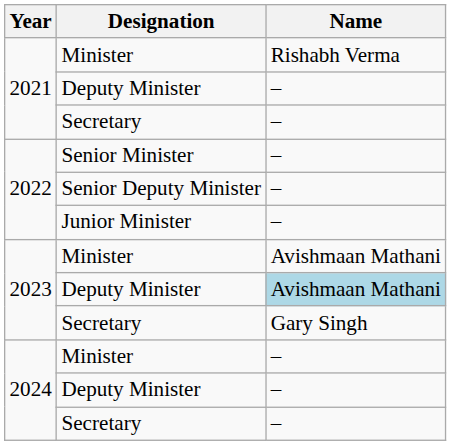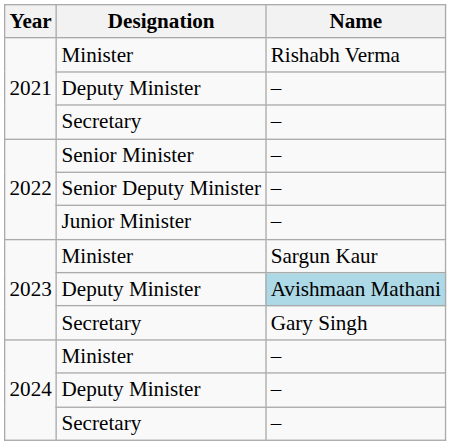(356, 255) Avishmaan Mathani -> (324, 255) Sargun Kaur
